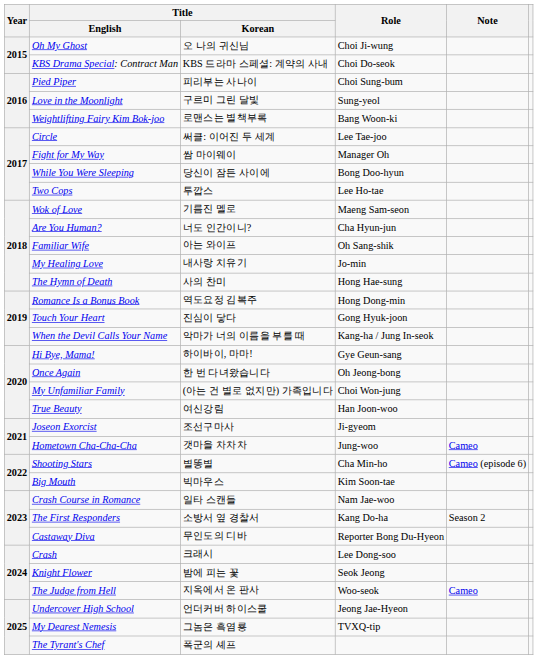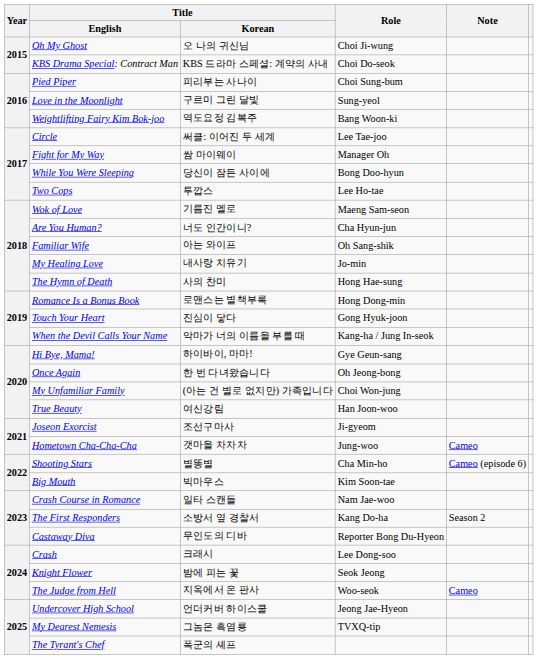(225, 118) 로맨스는 별책부록 -> (220, 118) 역도요정 김복주
(220, 299) 역도요정 김복주 -> (225, 299) 로맨스는 별책부록
